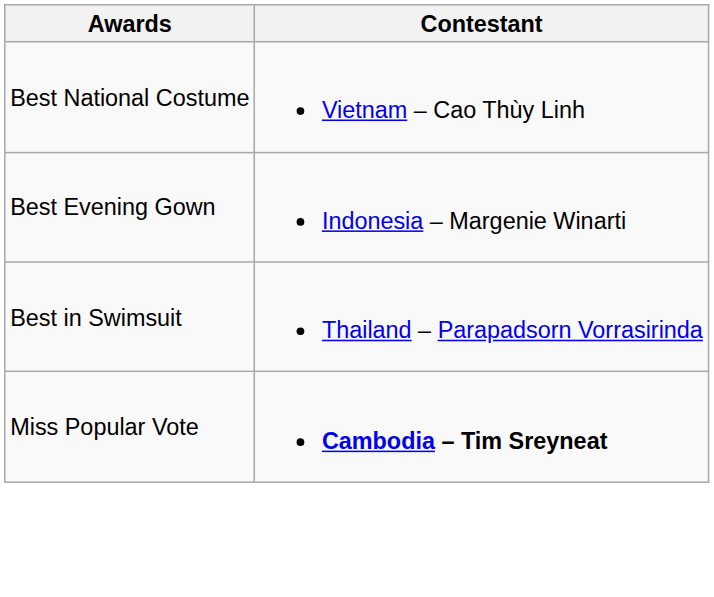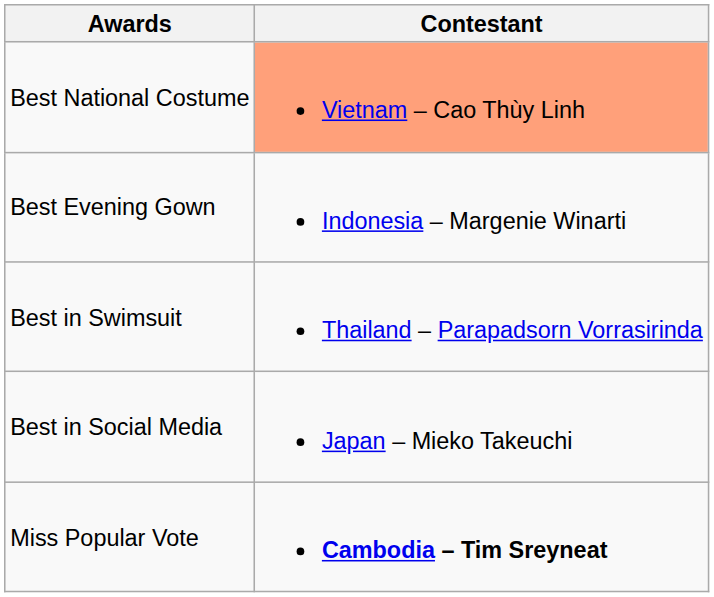(482, 110) no background -> (482, 110) lightsalmon background
+ row: (116, 427)
